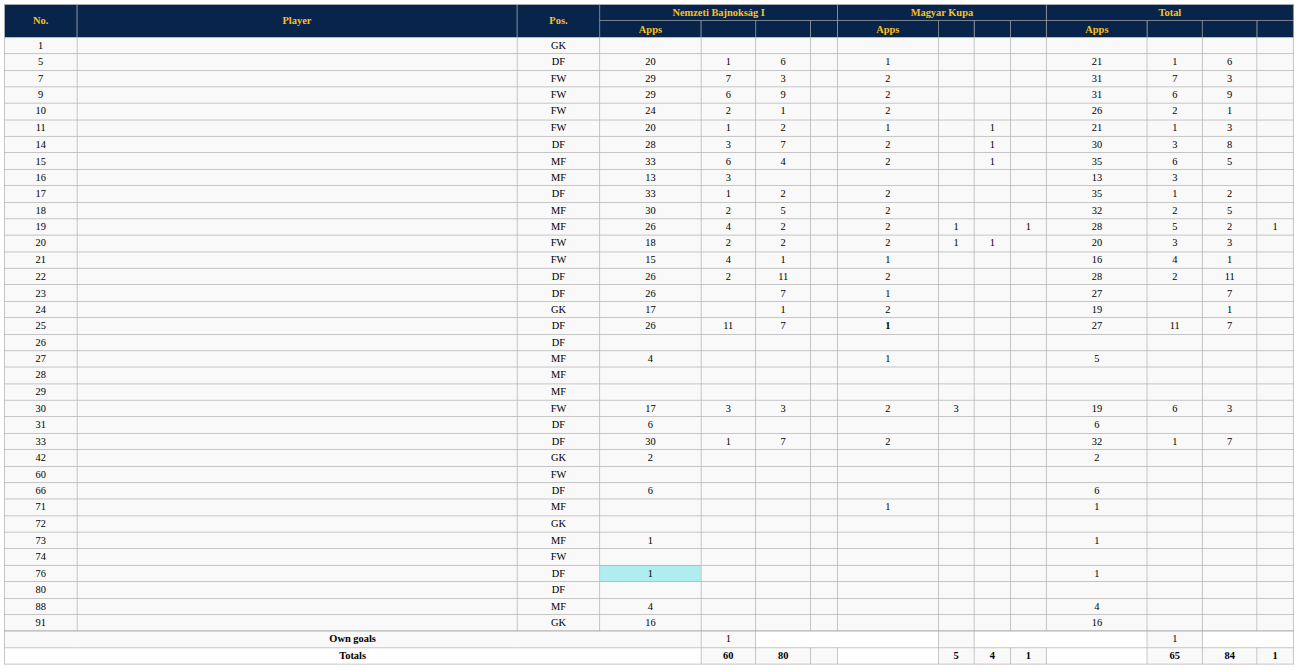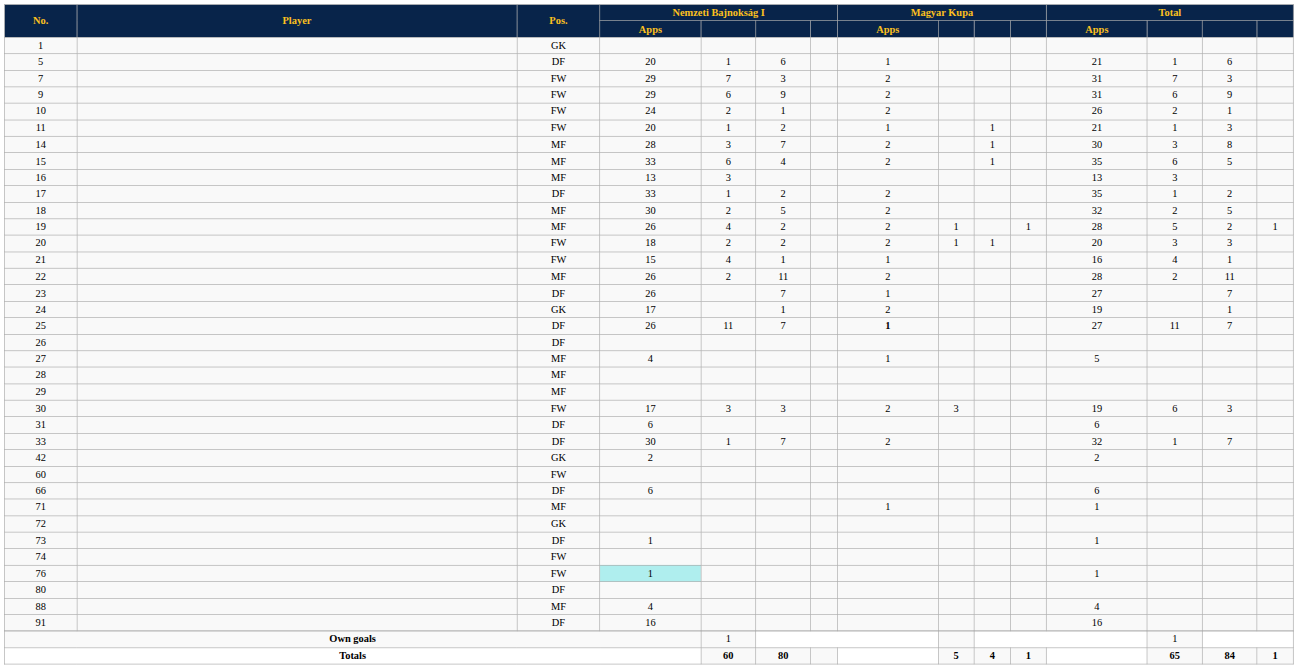(558, 144) DF -> (558, 144) MF
(558, 276) DF -> (558, 276) MF
(558, 540) MF -> (558, 540) DF
(558, 573) DF -> (558, 573) FW
(558, 623) GK -> (558, 623) DF
